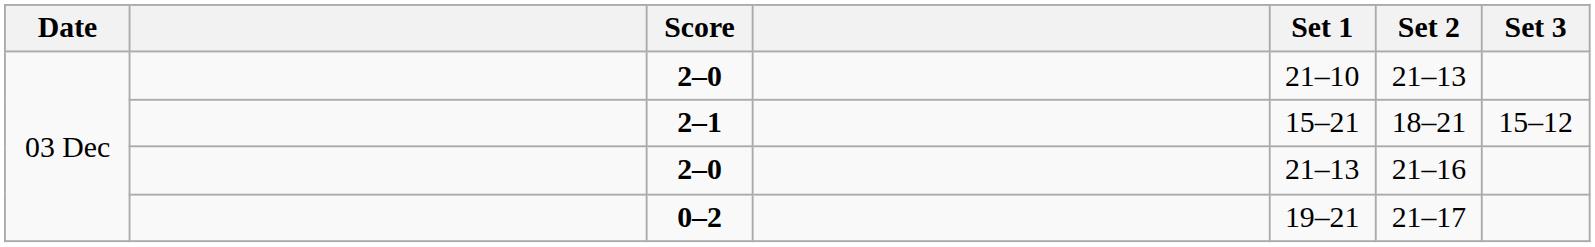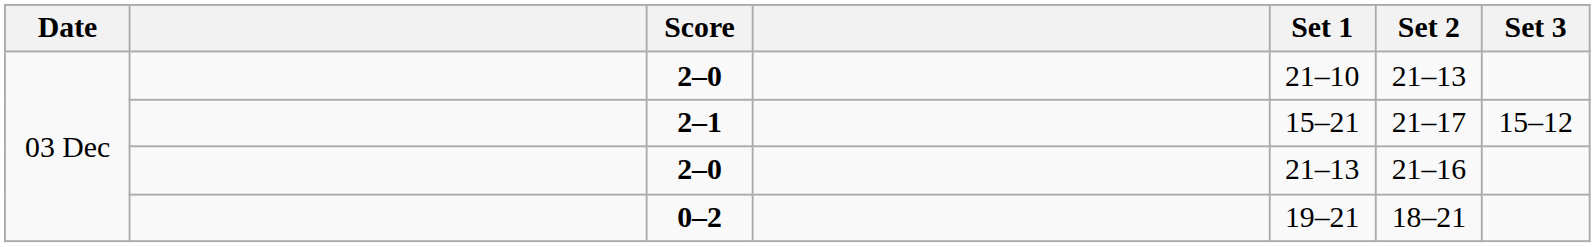(1429, 122) 18–21 -> (1429, 122) 21–17
(1429, 216) 21–17 -> (1429, 216) 18–21
